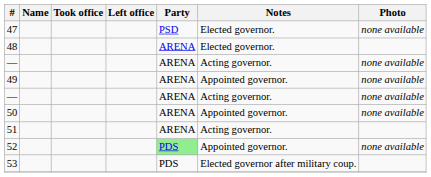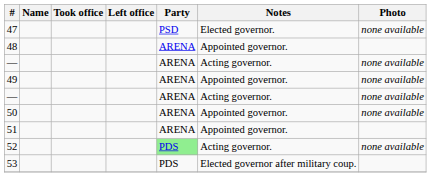(237, 46) Elected governor. -> (244, 46) Appointed governor.
(236, 130) Acting governor. -> (244, 130) Appointed governor.
(244, 146) Appointed governor. -> (236, 146) Acting governor.
